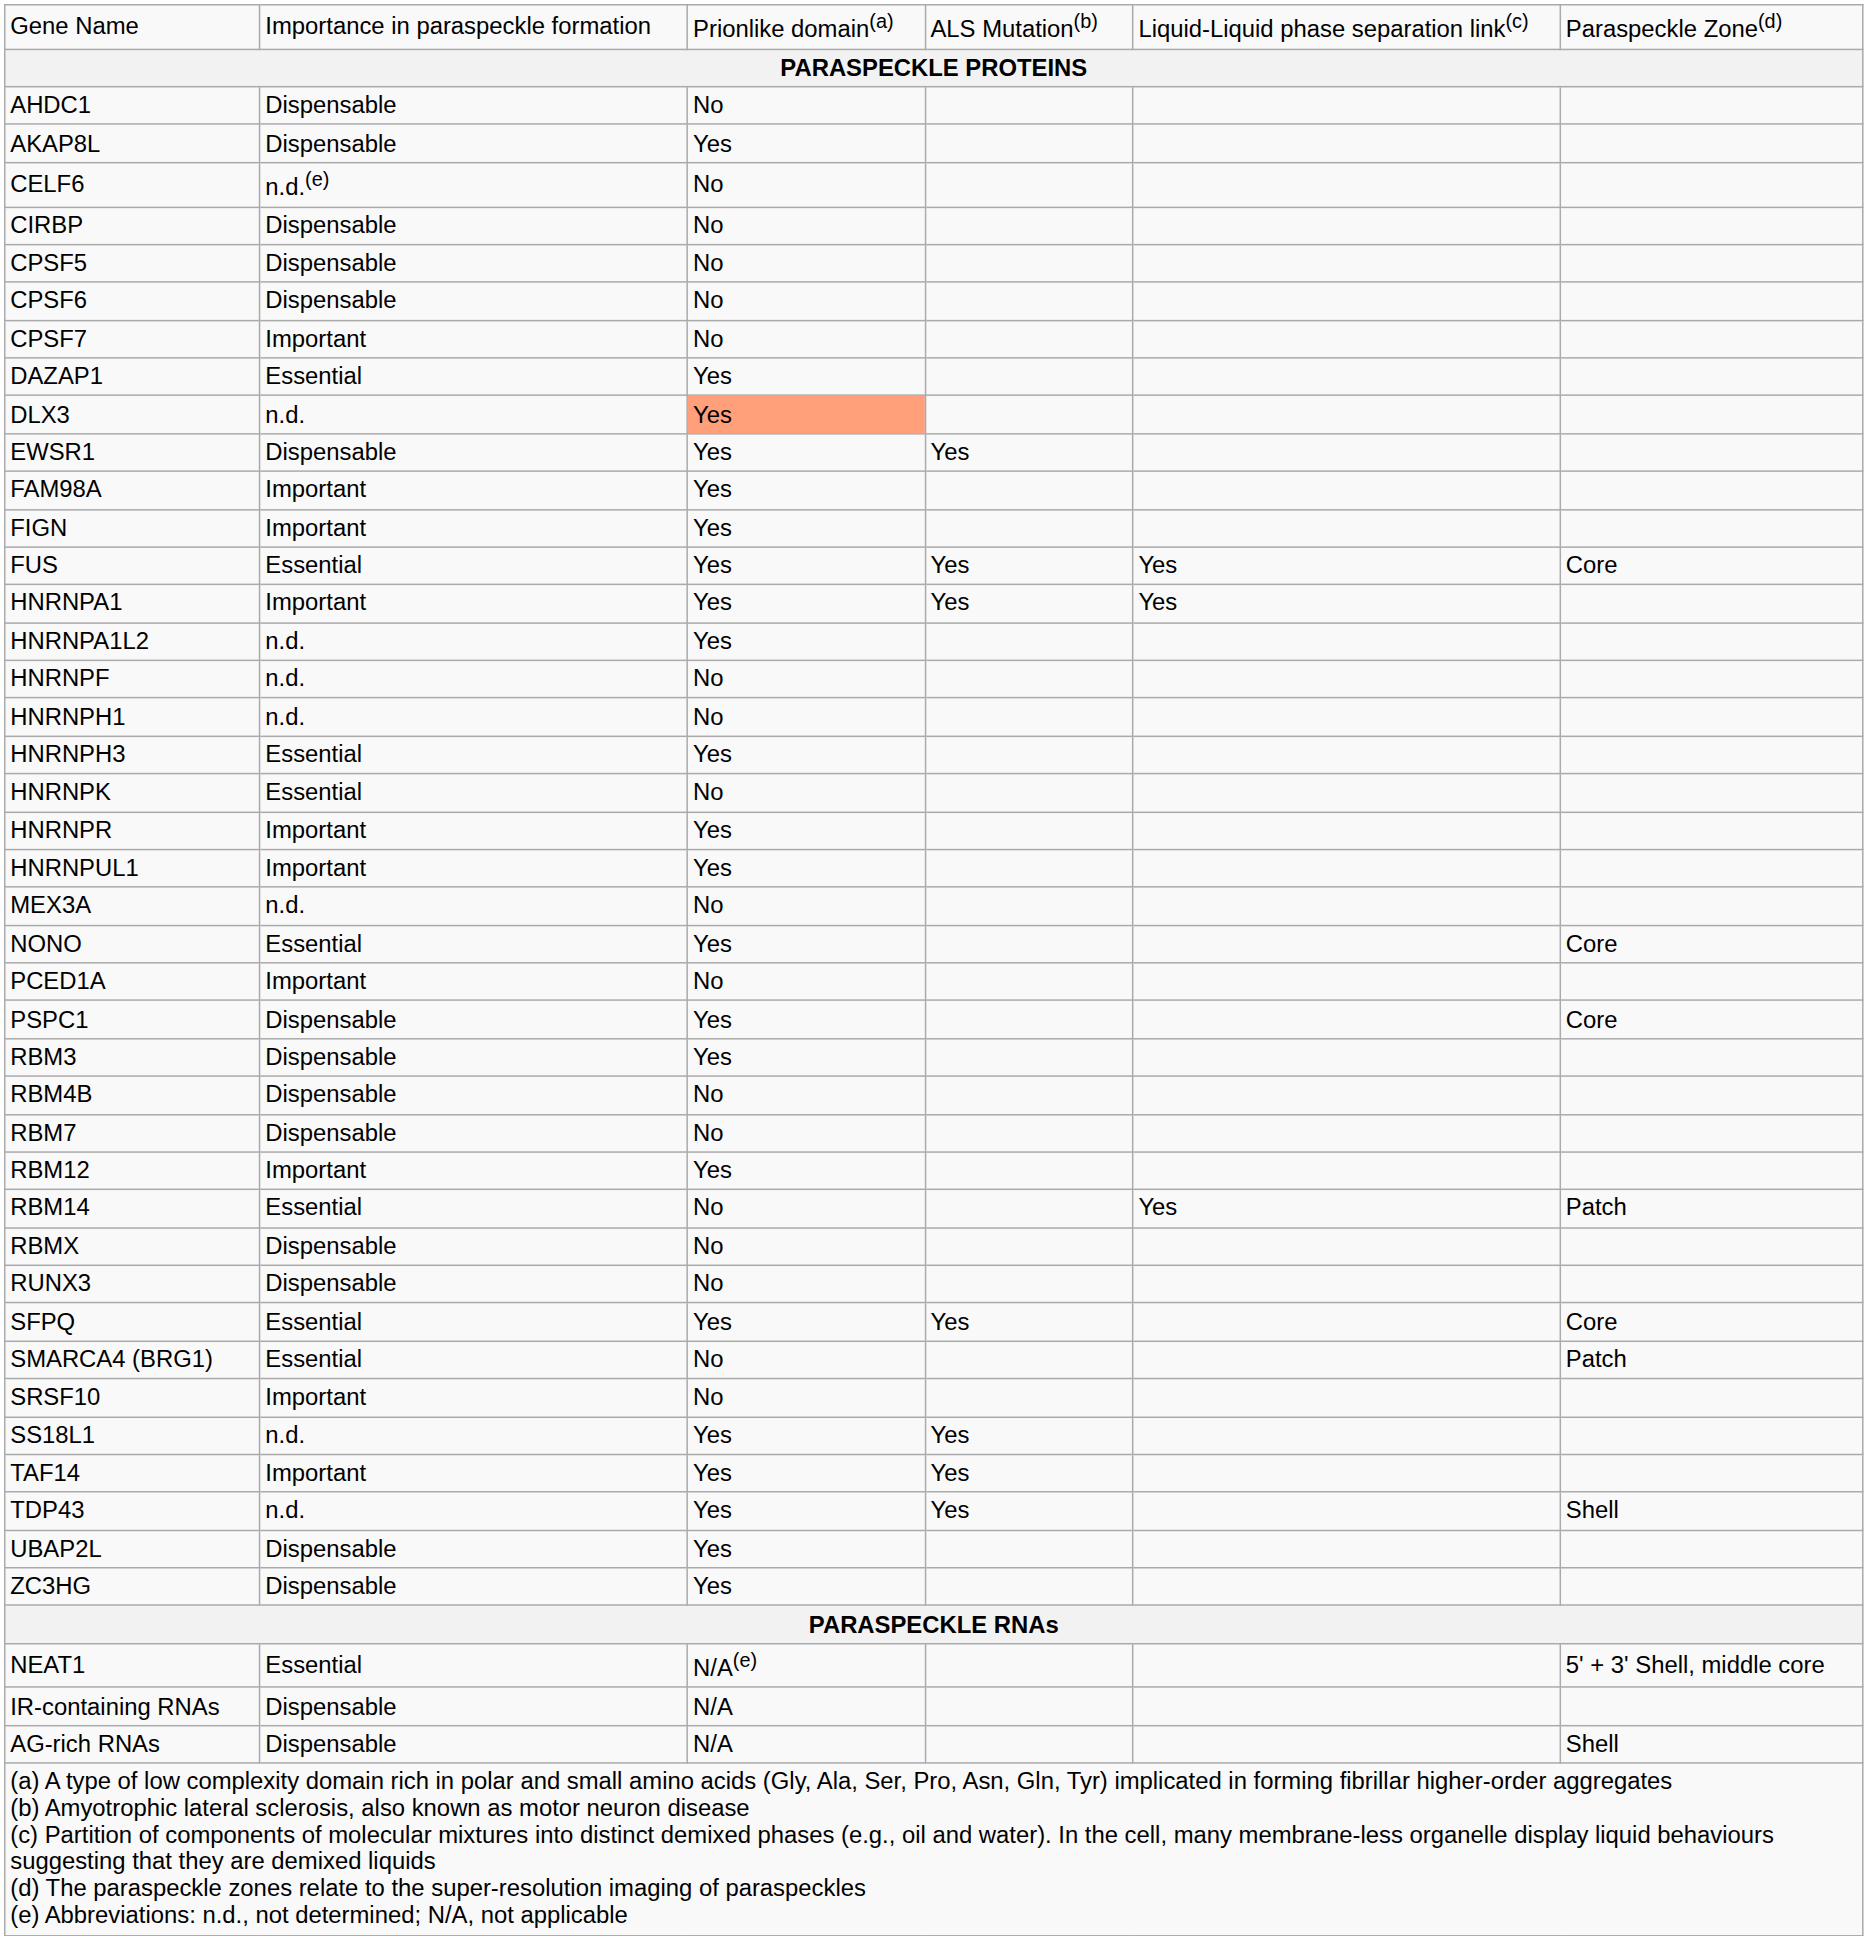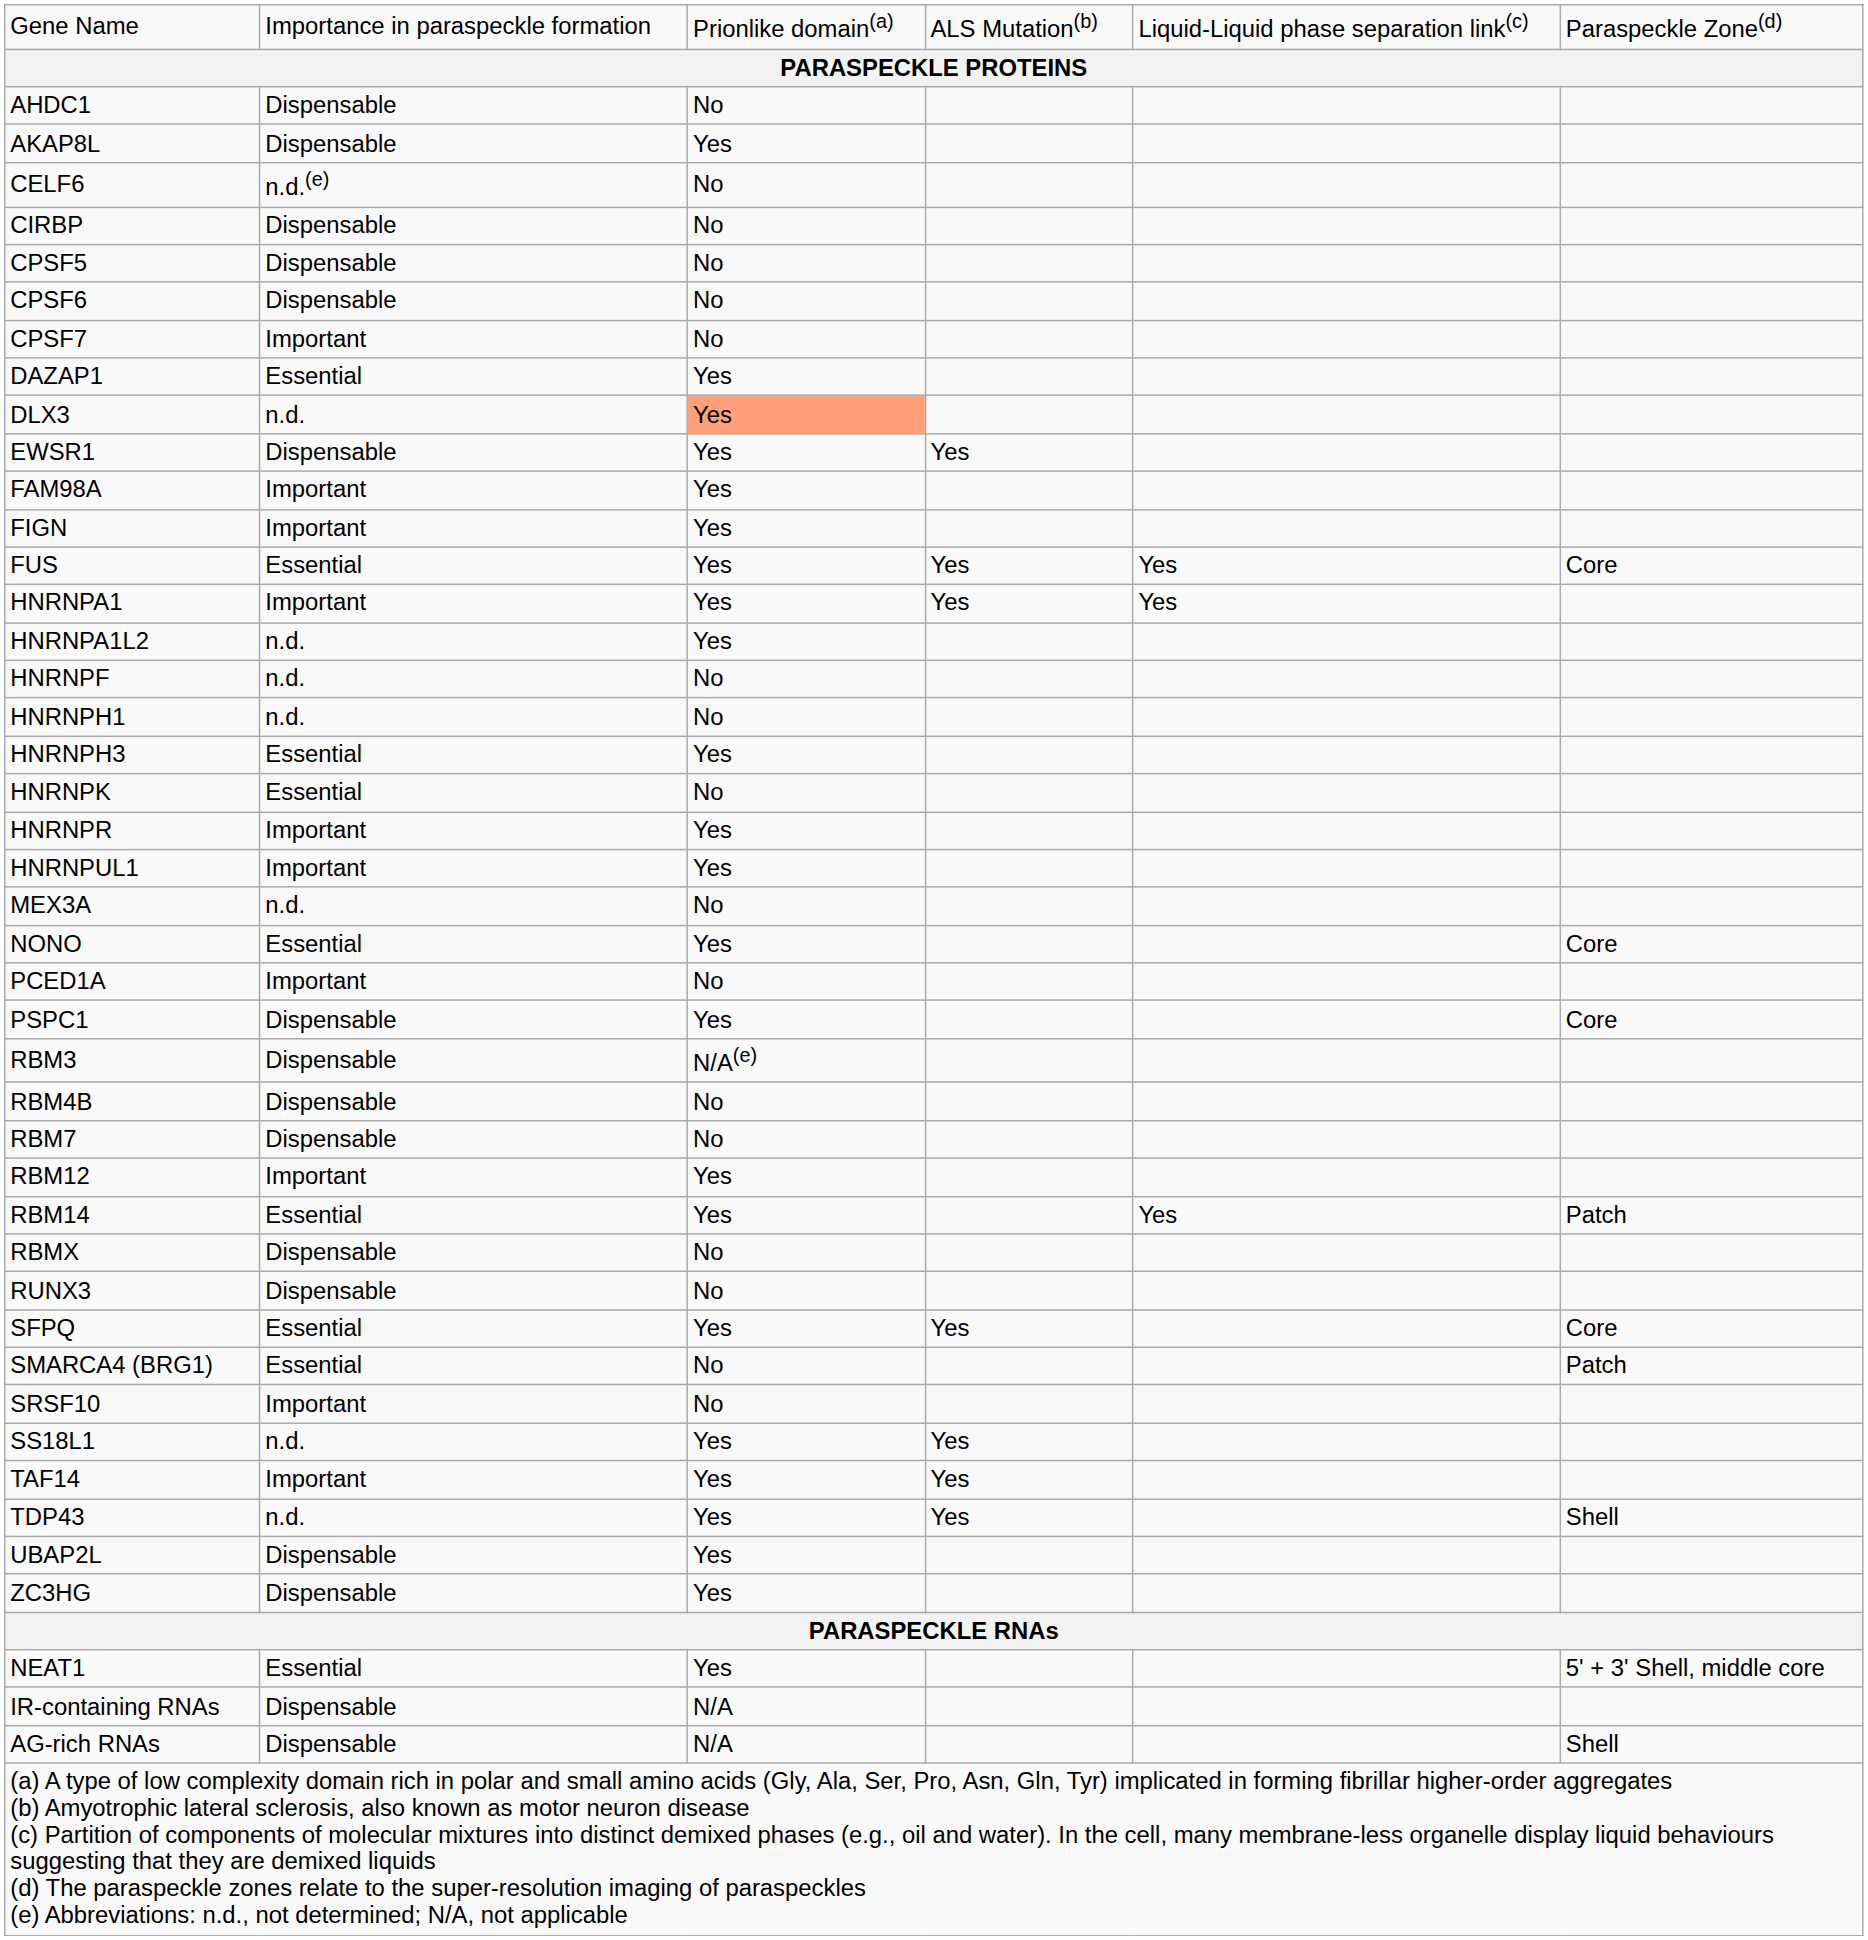(713, 1057) Yes -> (725, 1060) N/A(e)
(708, 1208) No -> (713, 1214) Yes
(725, 1665) N/A(e) -> (713, 1668) Yes
